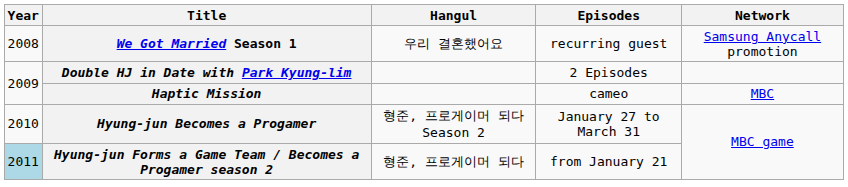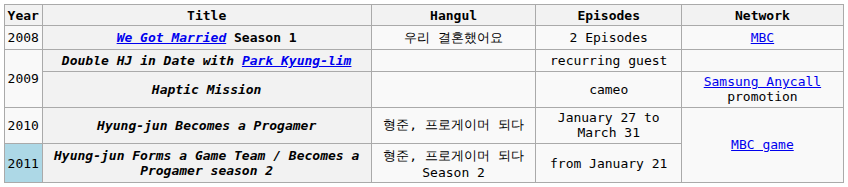(609, 44) recurring guest -> (609, 38) 2 Episodes
(762, 44) Samsung Anycall promotion -> (762, 38) MBC
(609, 72) 2 Episodes -> (609, 60) recurring guest
(762, 94) MBC -> (762, 89) Samsung Anycall promotion
(454, 124) 형준, 프로게이머 되다 Season 2 -> (454, 125) 형준, 프로게이머 되다
(454, 161) 형준, 프로게이머 되다 -> (454, 164) 형준, 프로게이머 되다 Season 2
